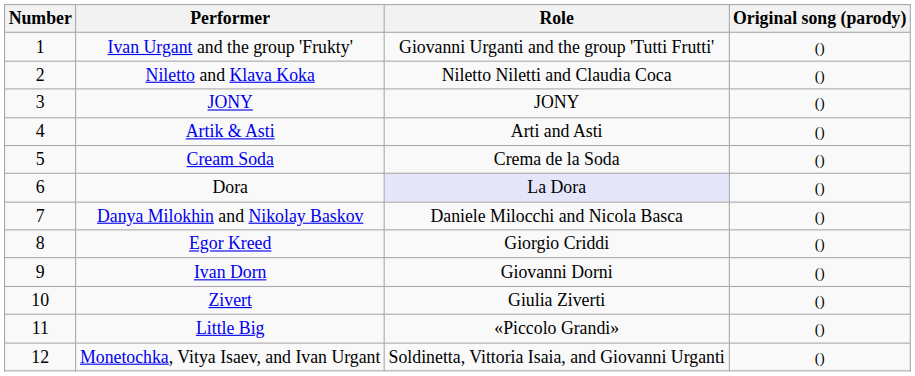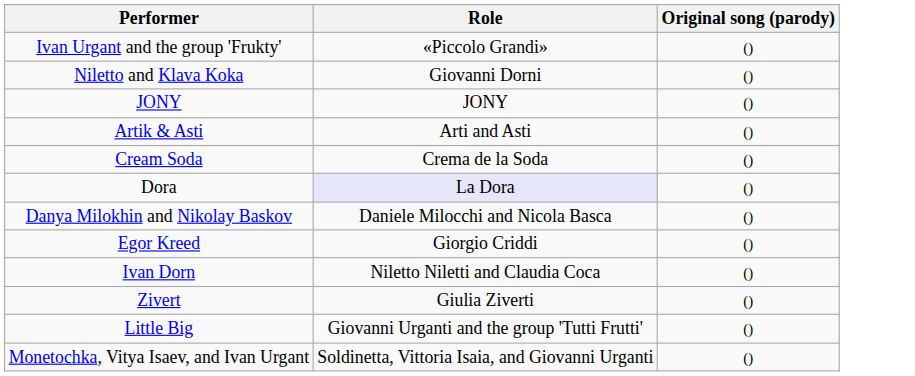- column: (40, 18)
(557, 46) Giovanni Urganti and the group 'Tutti Frutti' -> (485, 46) «Piccolo Grandi»
(557, 74) Niletto Niletti and Claudia Coca -> (485, 74) Giovanni Dorni
(557, 272) Giovanni Dorni -> (485, 272) Niletto Niletti and Claudia Coca
(557, 328) «Piccolo Grandi» -> (485, 328) Giovanni Urganti and the group 'Tutti Frutti'
